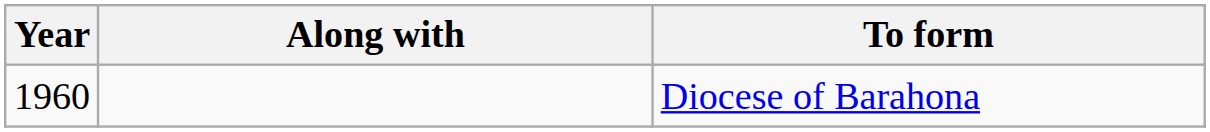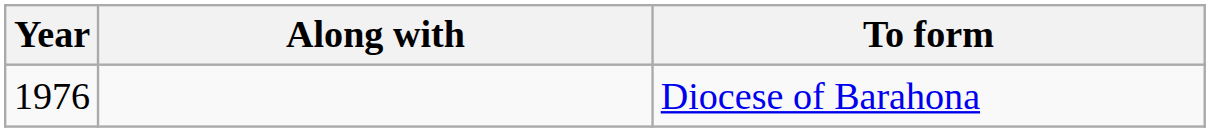(52, 95) 1960 -> (52, 95) 1976
